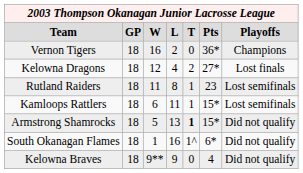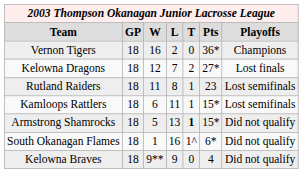(175, 68) 4 -> (175, 68) 7
